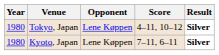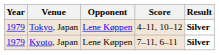(16, 27) 1980 -> (16, 27) 1979
(16, 42) 1980 -> (16, 42) 1979
